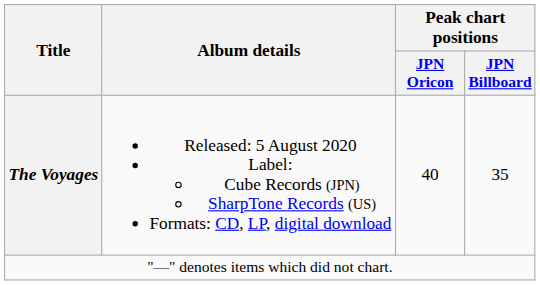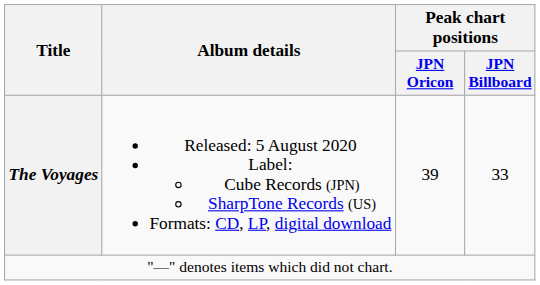(430, 174) 40 -> (430, 174) 39
(500, 174) 35 -> (500, 174) 33
